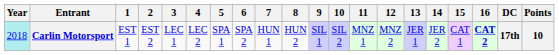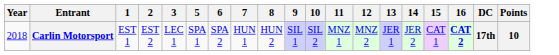- column: (198, 13)
(17, 36) paleturquoise background -> (17, 36) no background
